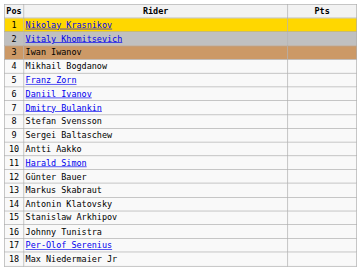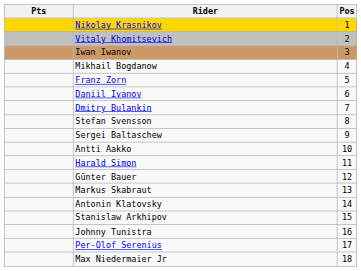columns swapped: (14, 11) <-> (322, 11)
